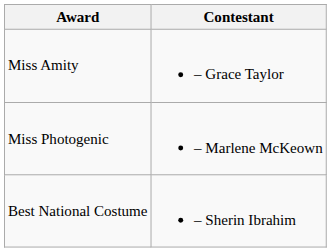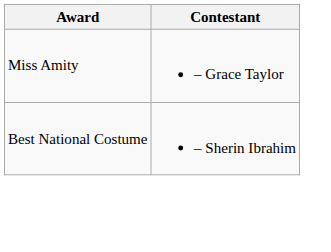- row: (58, 138)
